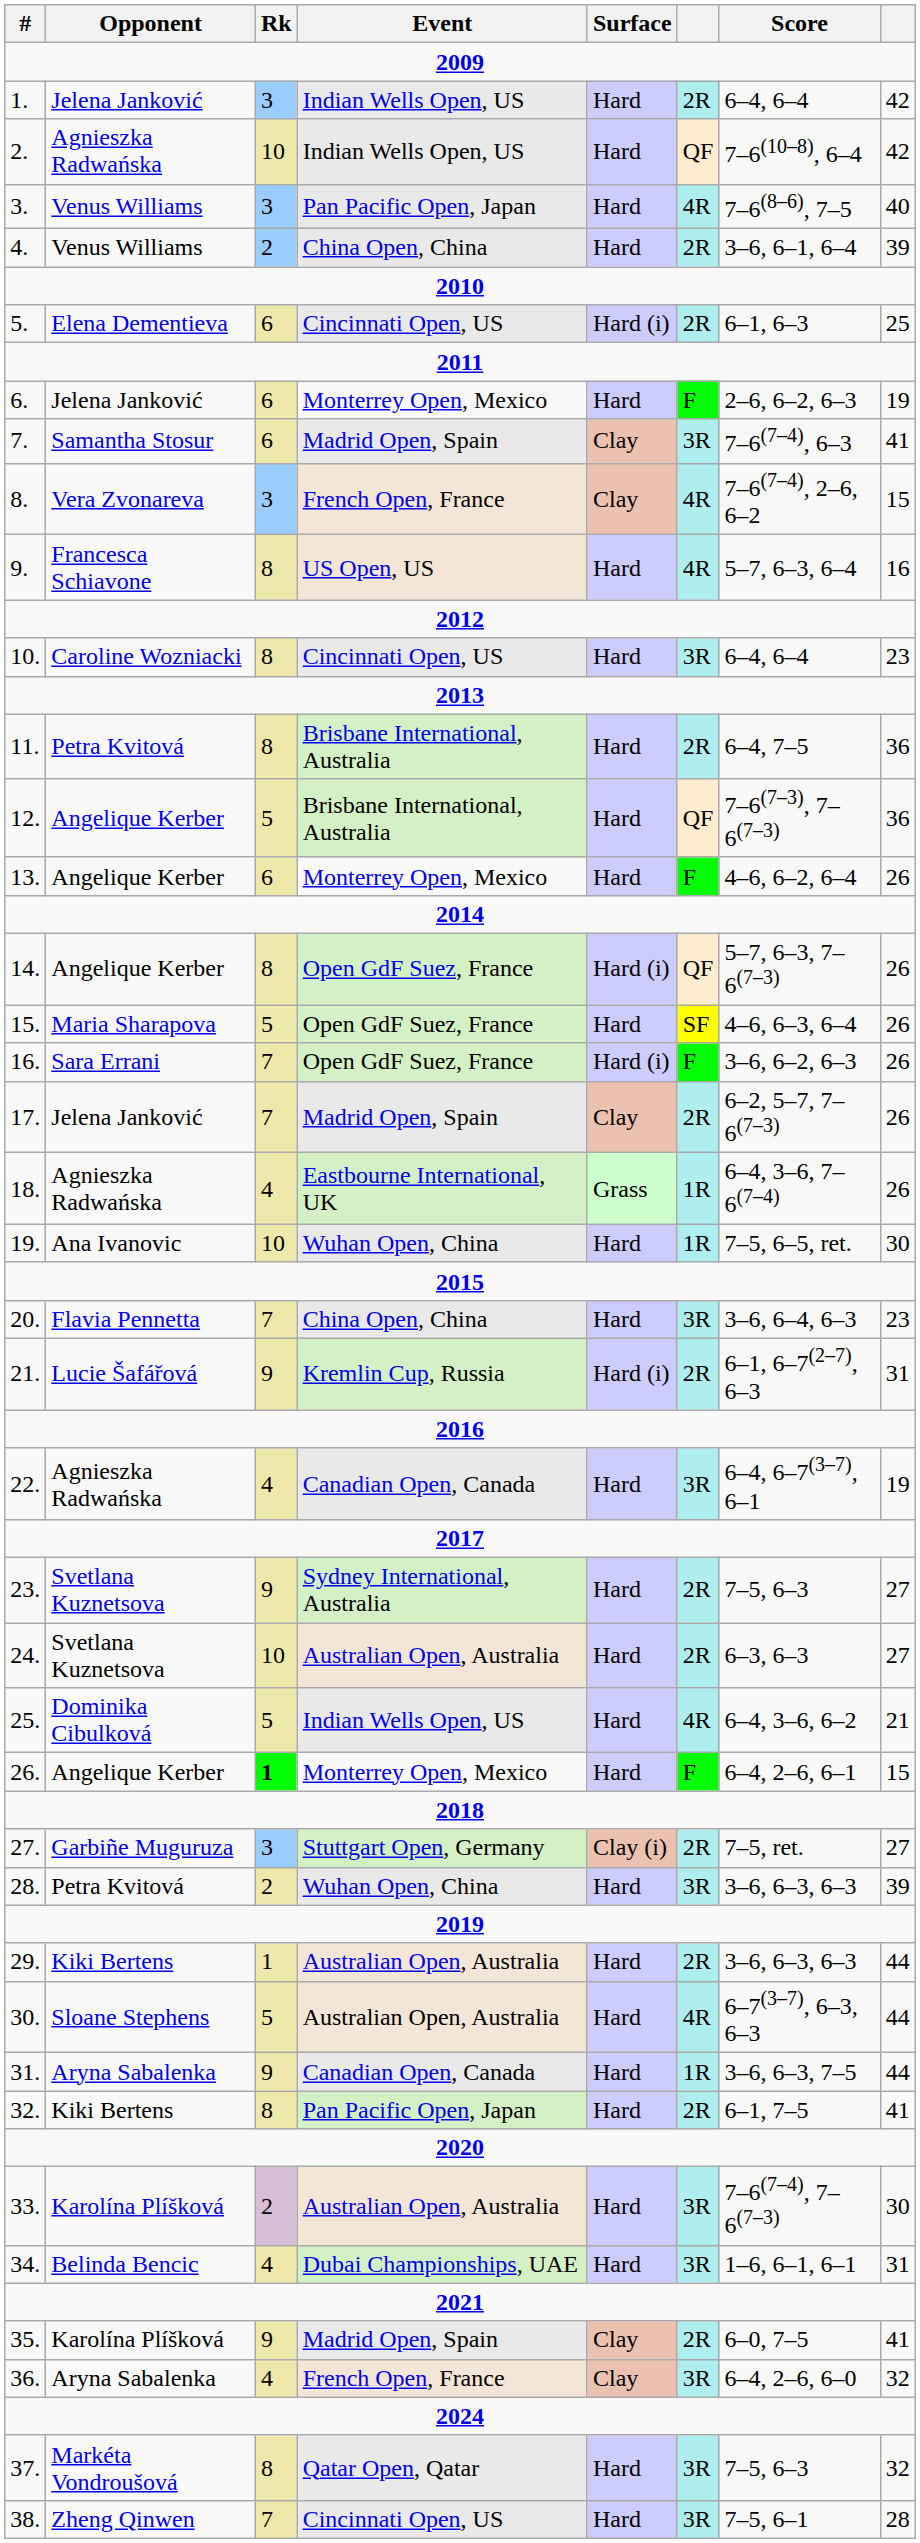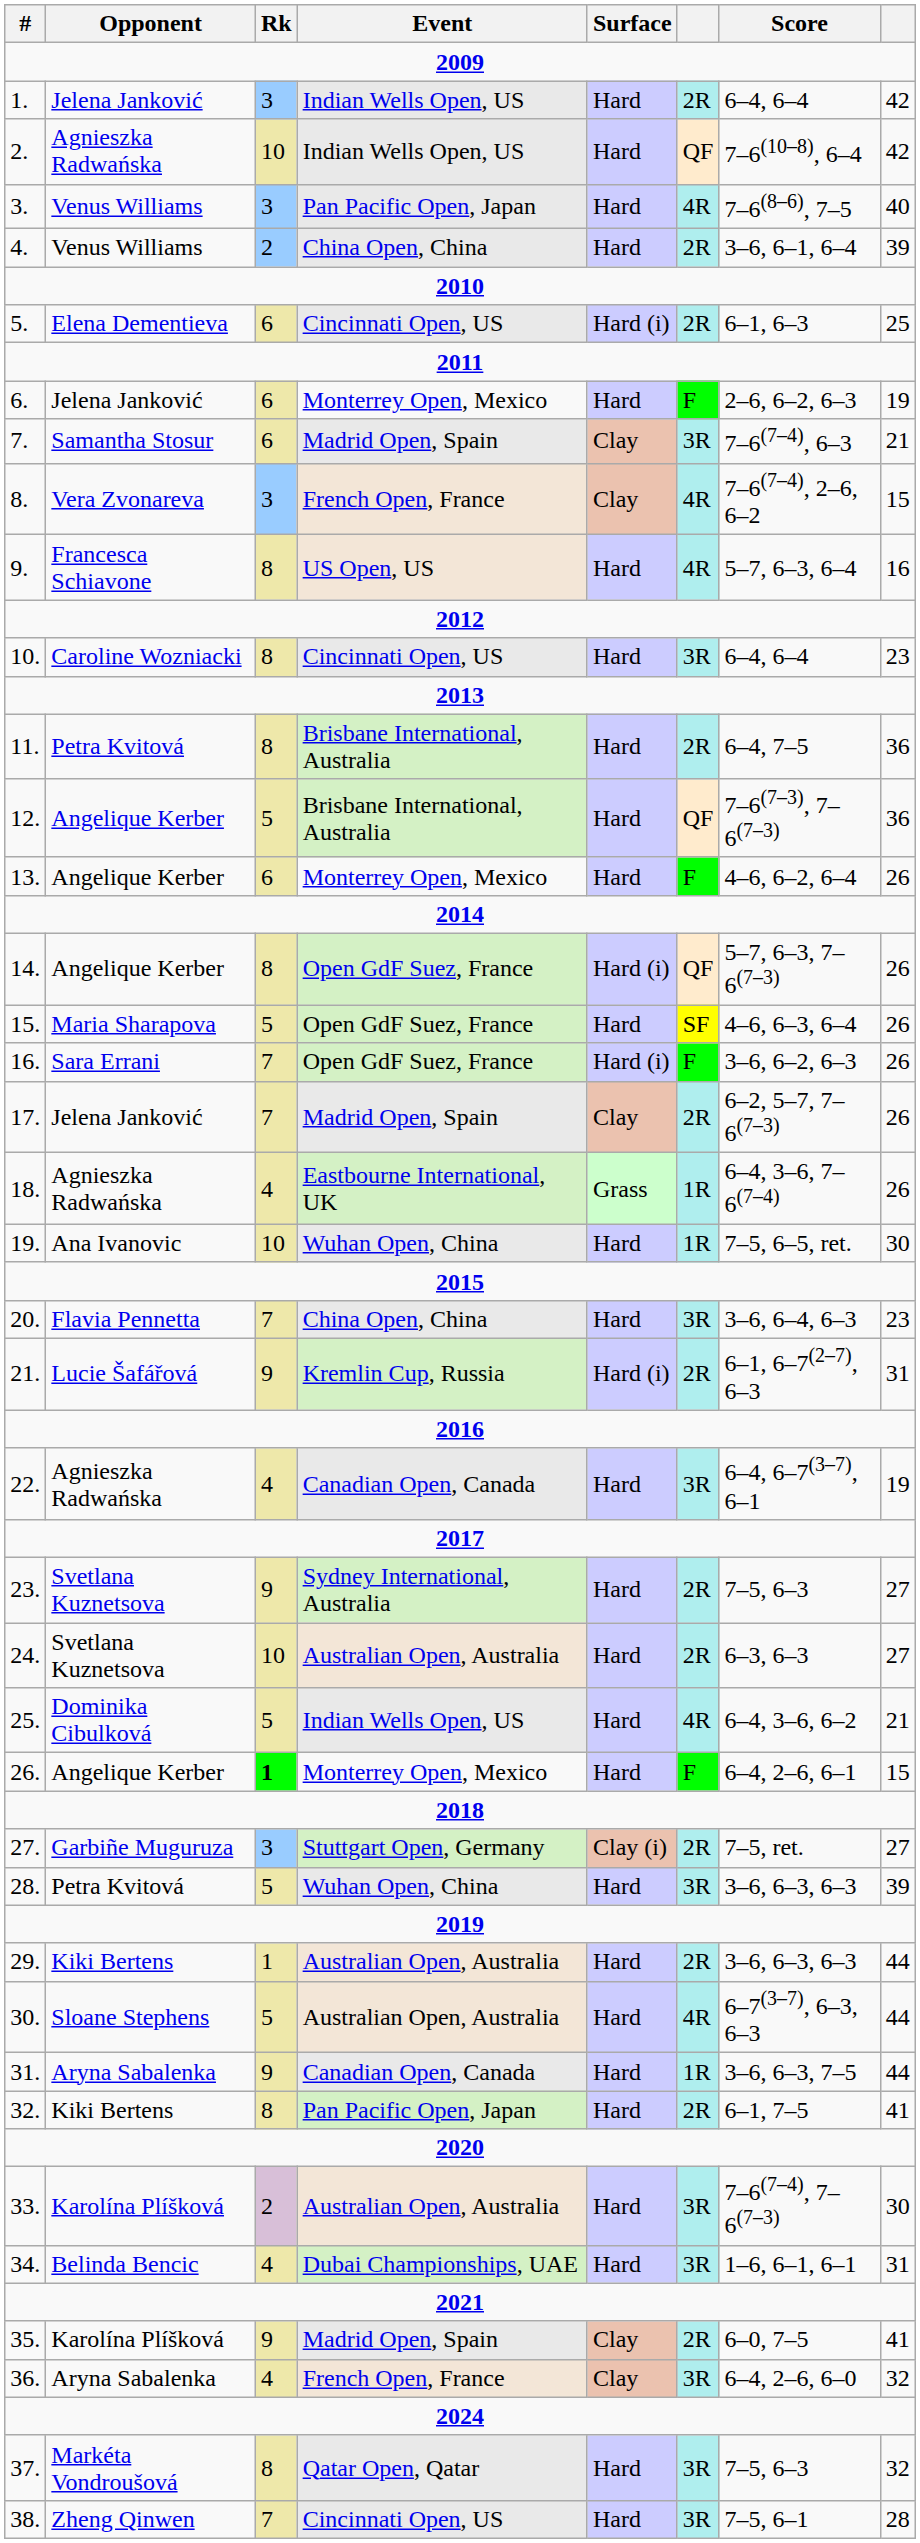(898, 440) 41 -> (898, 440) 21
(267, 1885) 2 -> (267, 1885) 5
